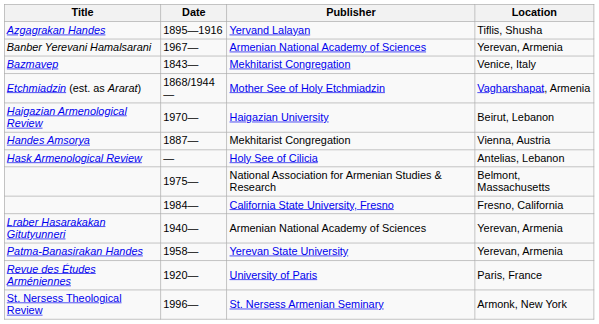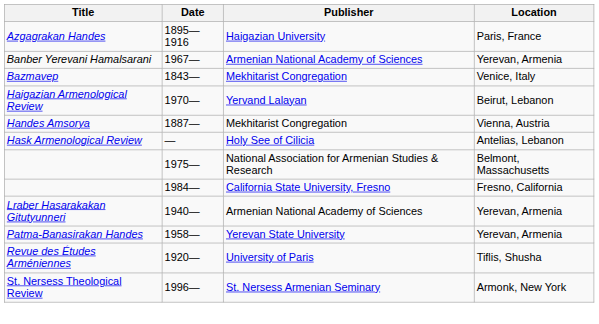(270, 30) Yervand Lalayan -> (276, 36) Haigazian University
(510, 30) Tiflis, Shusha -> (509, 36) Paris, France
- row: (74, 88)
(279, 117) Haigazian University -> (266, 100) Yervand Lalayan
(510, 275) Paris, France -> (509, 258) Tiflis, Shusha
